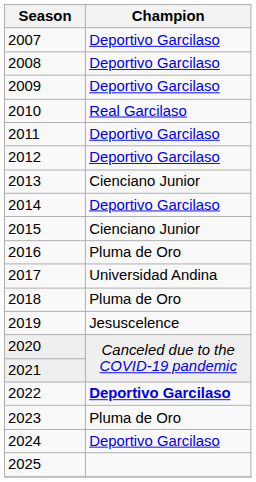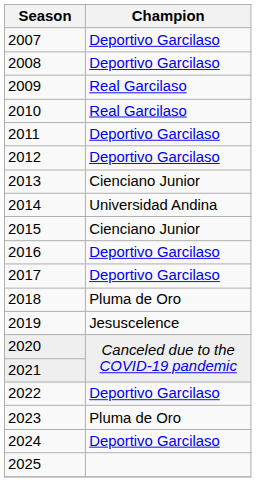(154, 87) Deportivo Garcilaso -> (138, 87) Real Garcilaso
(154, 205) Deportivo Garcilaso -> (153, 205) Universidad Andina
(135, 252) Pluma de Oro -> (154, 252) Deportivo Garcilaso
(153, 275) Universidad Andina -> (154, 275) Deportivo Garcilaso
(160, 393) bold -> (154, 393) normal
